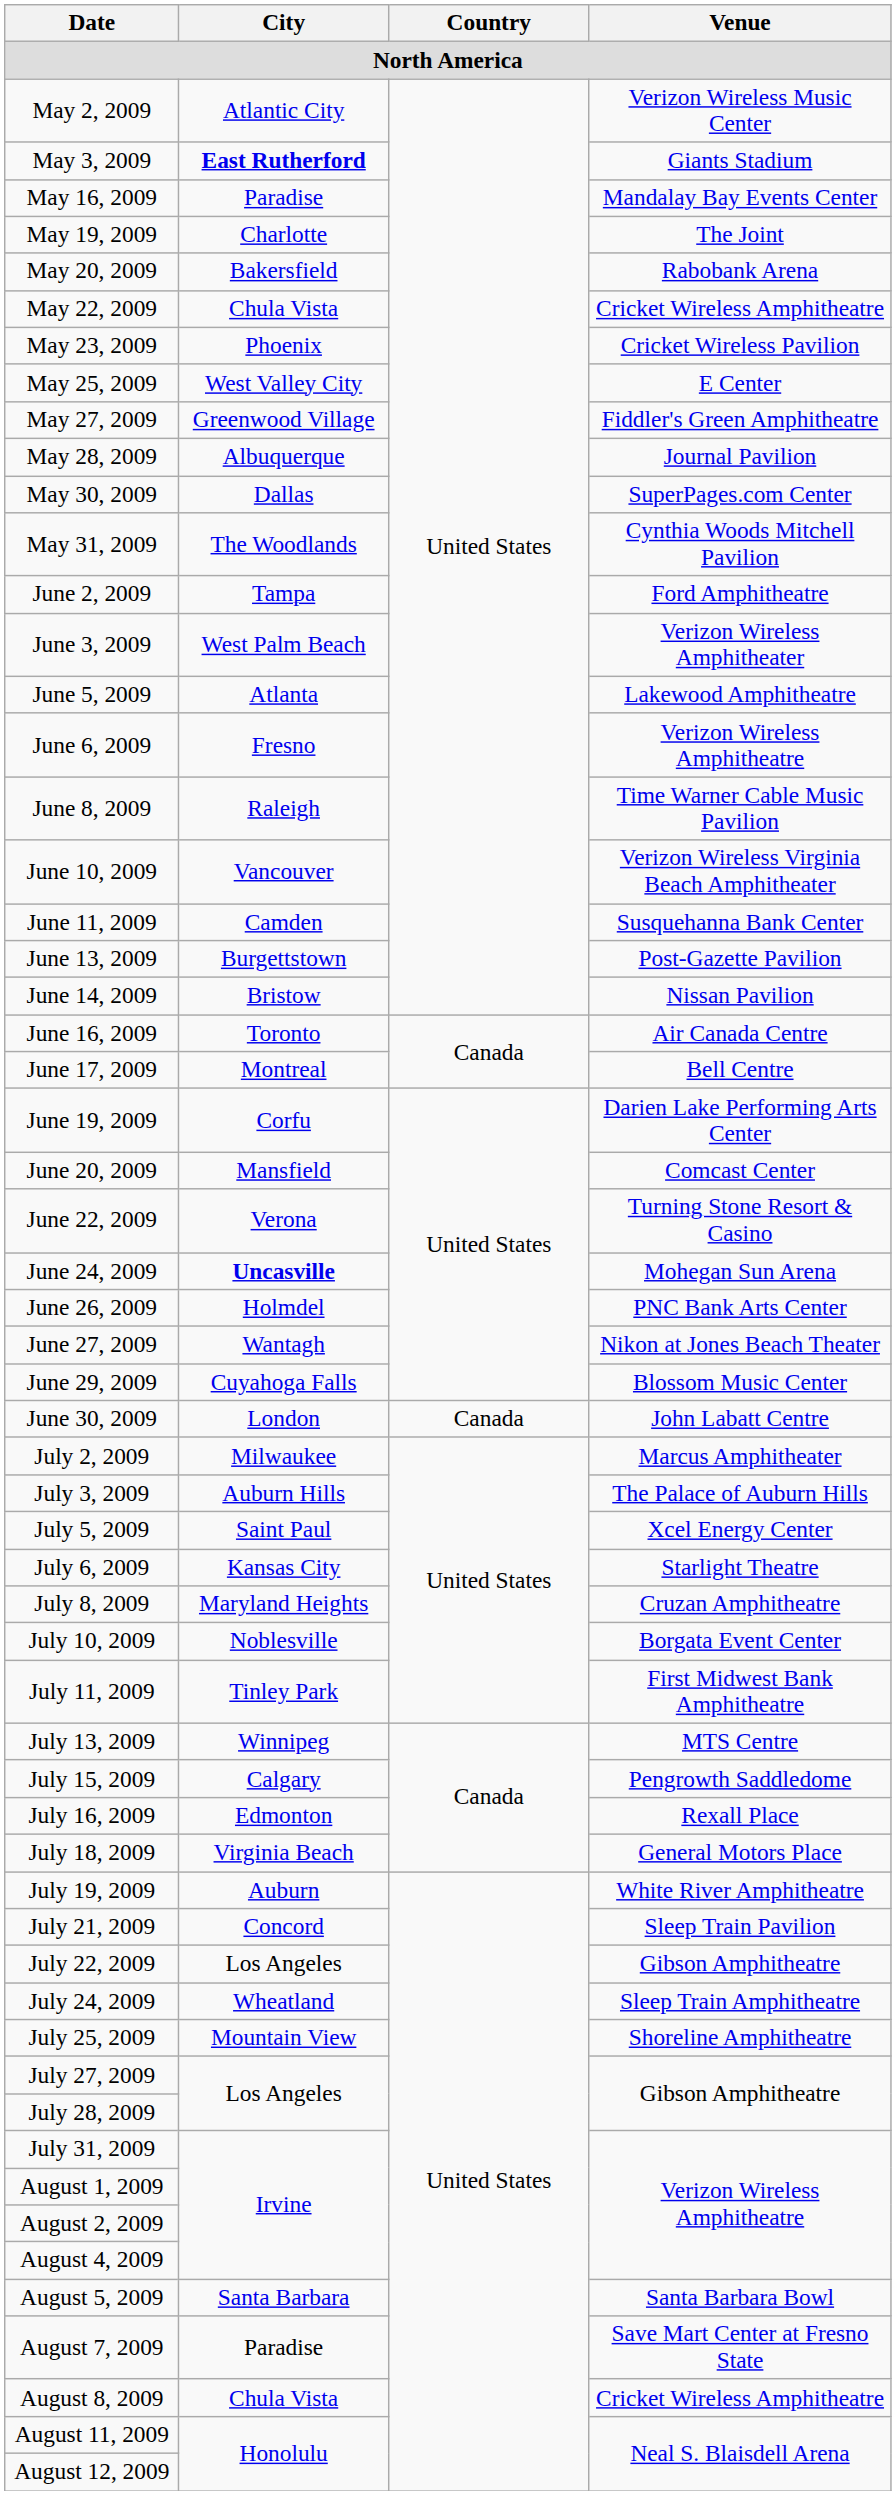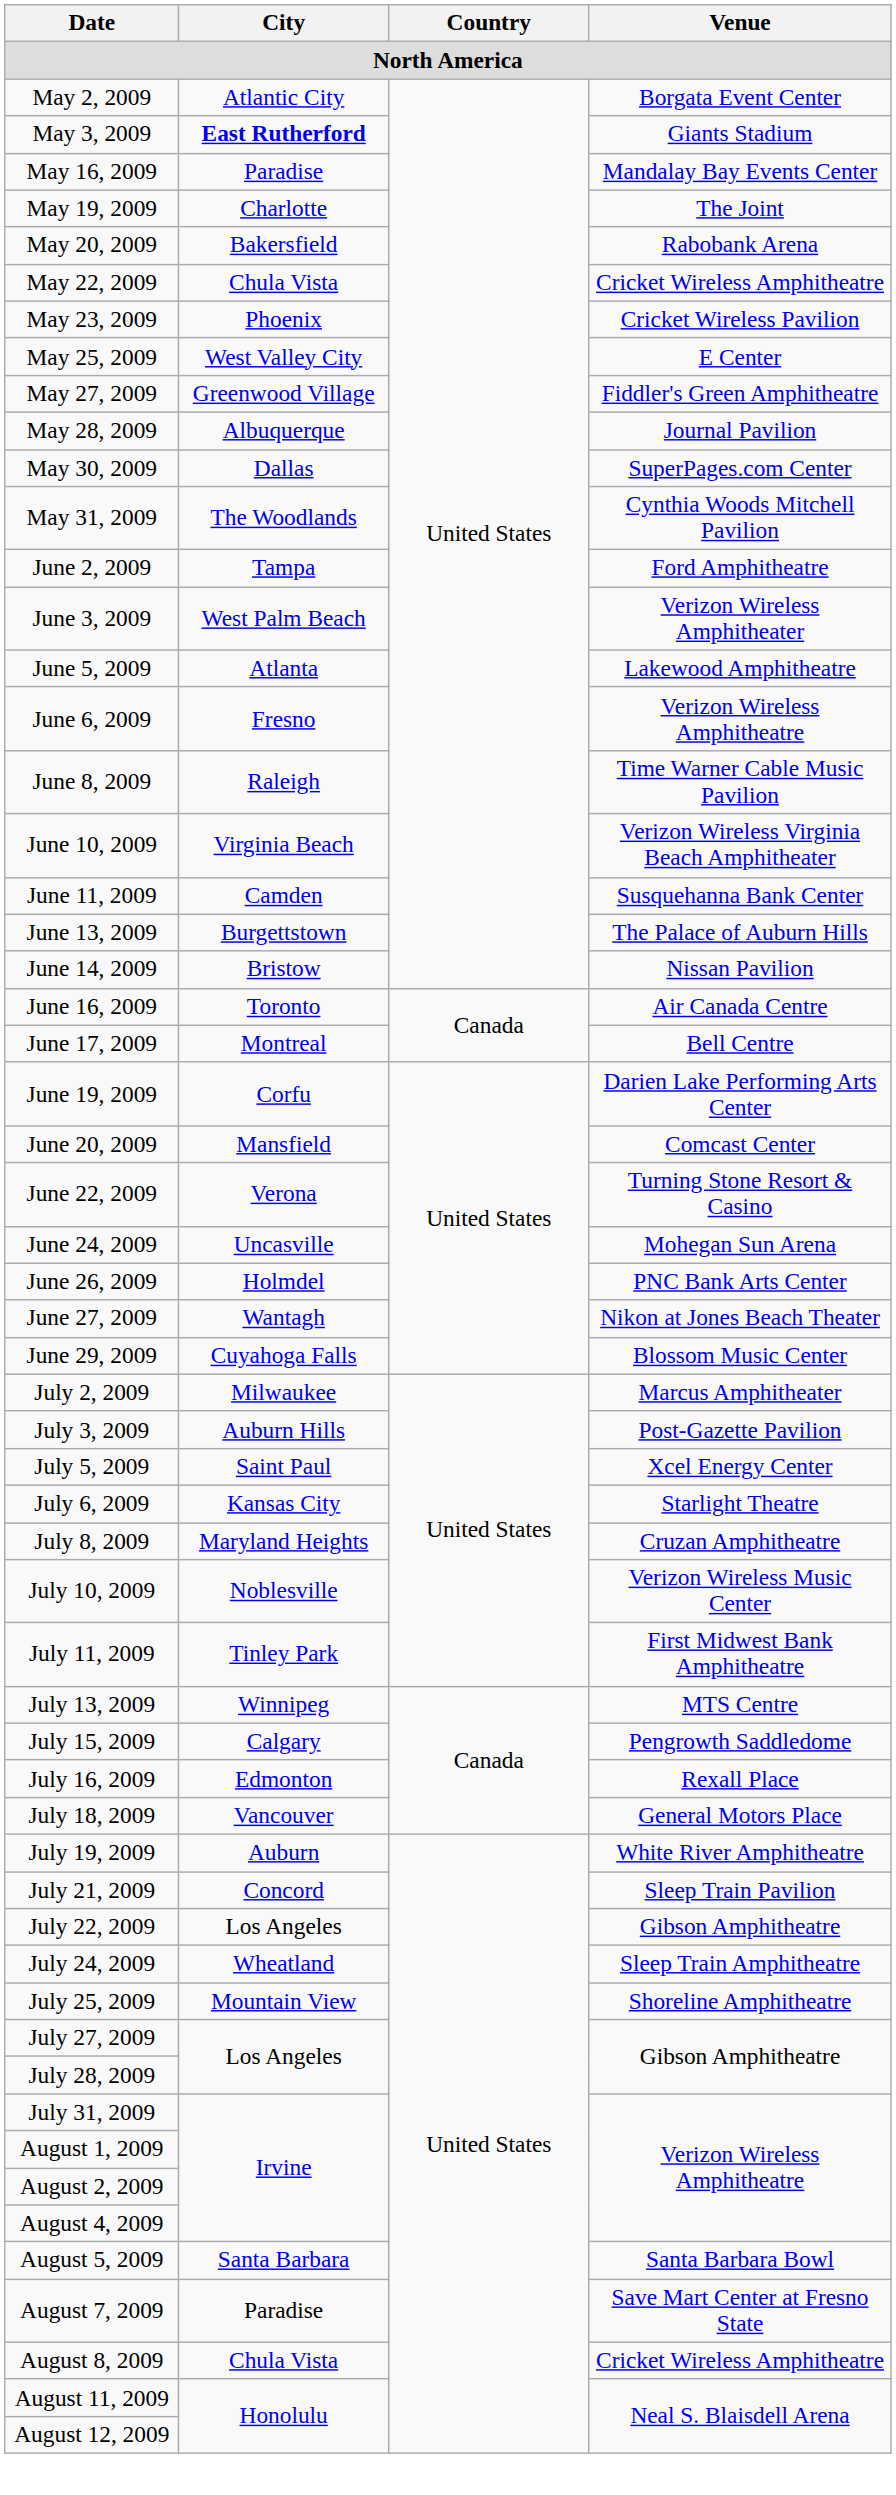(740, 110) Verizon Wireless Music Center -> (740, 97) Borgata Event Center
(284, 871) Vancouver -> (284, 845) Virginia Beach
(740, 958) Post-Gazette Pavilion -> (740, 932) The Palace of Auburn Hills
(284, 1270) bold -> (284, 1244) normal
- row: (92, 1418)
(740, 1492) The Palace of Auburn Hills -> (740, 1429) Post-Gazette Pavilion
(740, 1641) Borgata Event Center -> (740, 1590) Verizon Wireless Music Center
(284, 1852) Virginia Beach -> (284, 1815) Vancouver
